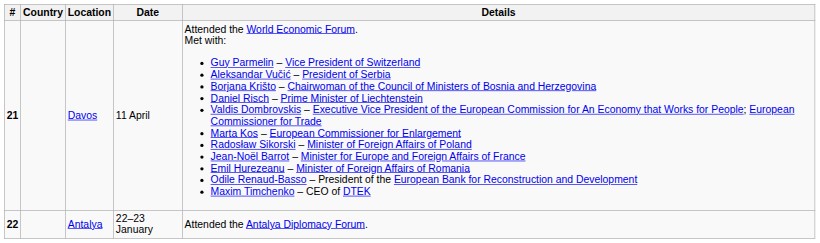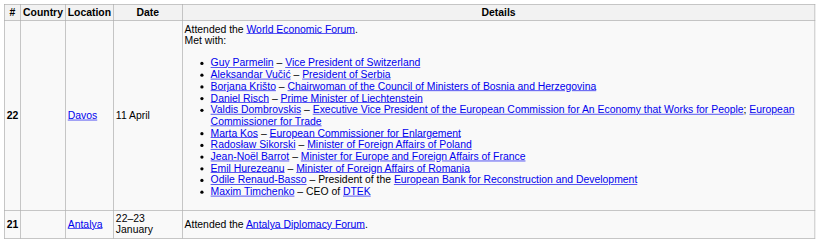(13, 115) 21 -> (13, 115) 22
(13, 224) 22 -> (13, 224) 21
